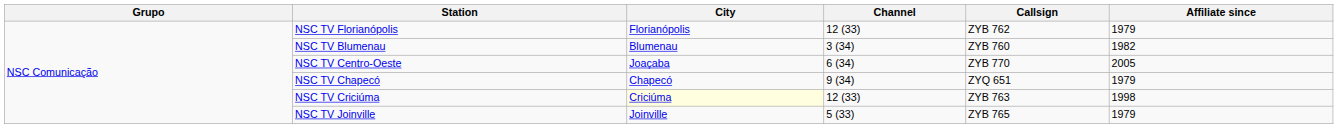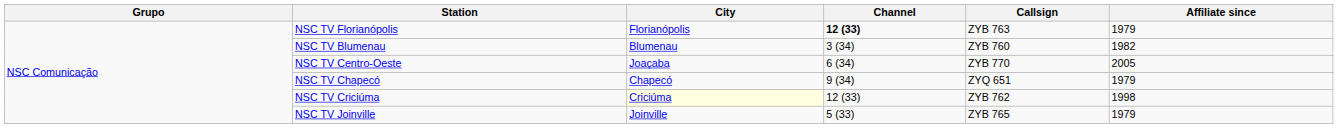(843, 30) normal -> (843, 30) bold
(989, 30) ZYB 762 -> (989, 30) ZYB 763
(989, 98) ZYB 763 -> (989, 98) ZYB 762
